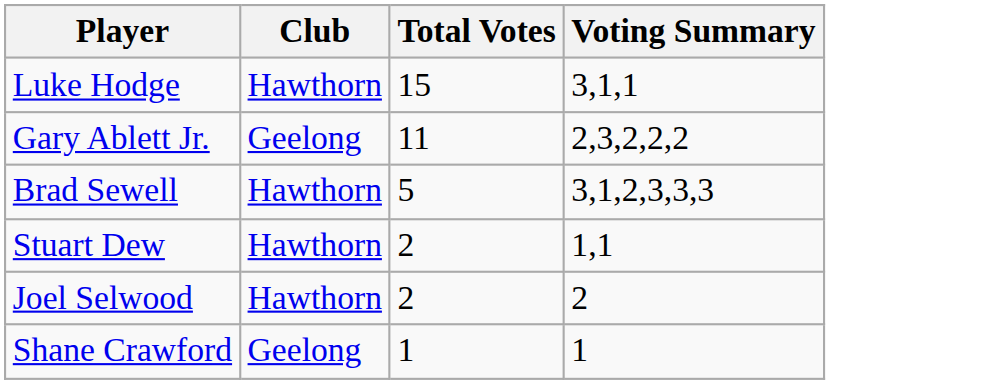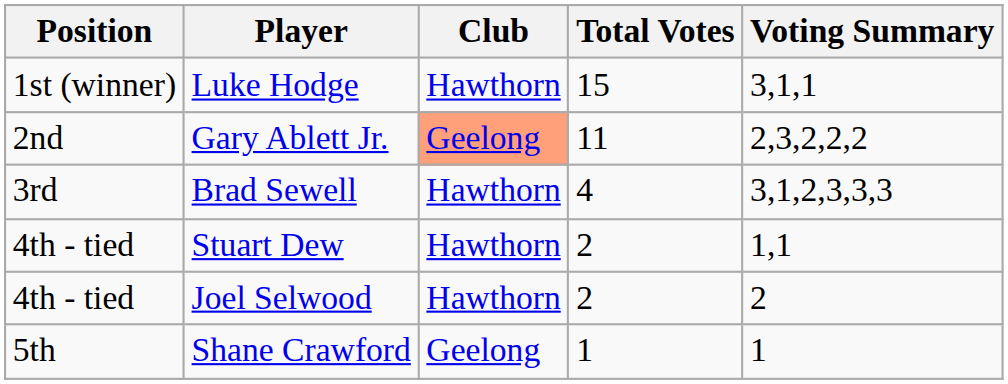+ column: (94, 31)
(304, 137) no background -> (483, 137) lightsalmon background
(406, 191) 5 -> (585, 191) 4
